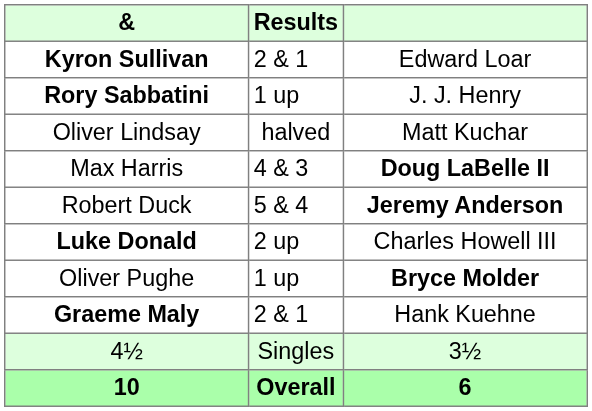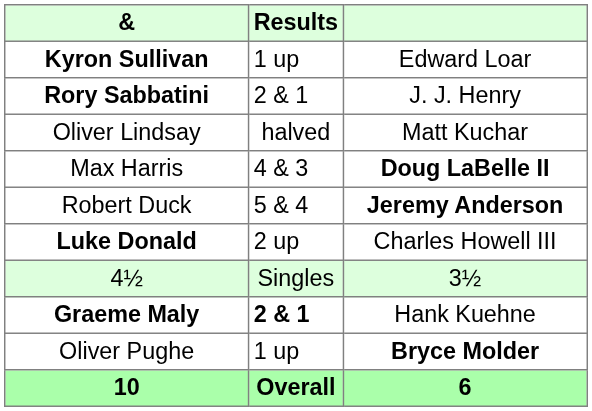(281, 59) 2 & 1 -> (276, 59) 1 up
(276, 95) 1 up -> (281, 95) 2 & 1
rows swapped: (127, 278) <-> (127, 351)
(281, 314) normal -> (282, 314) bold
